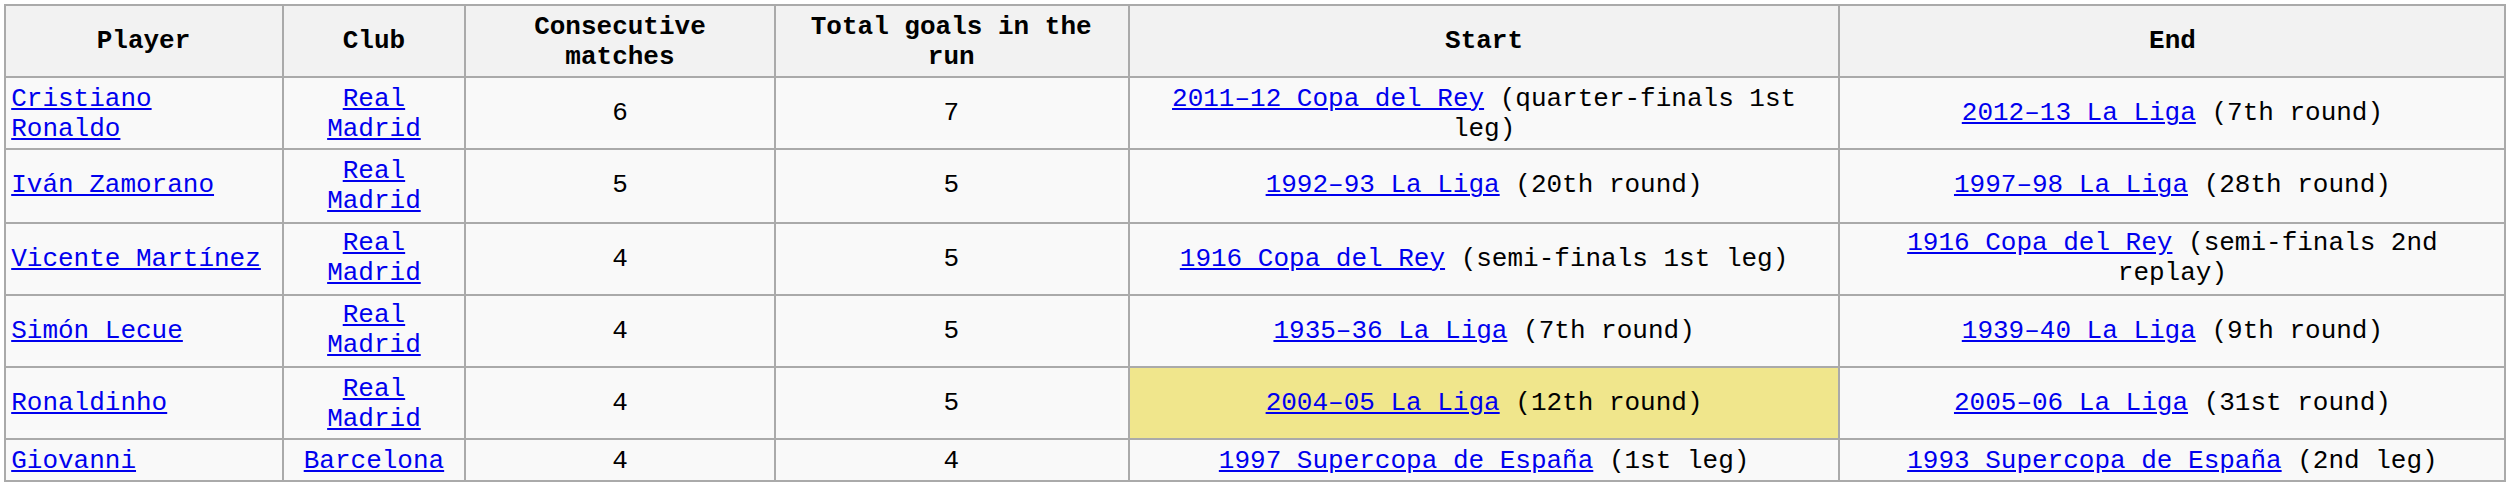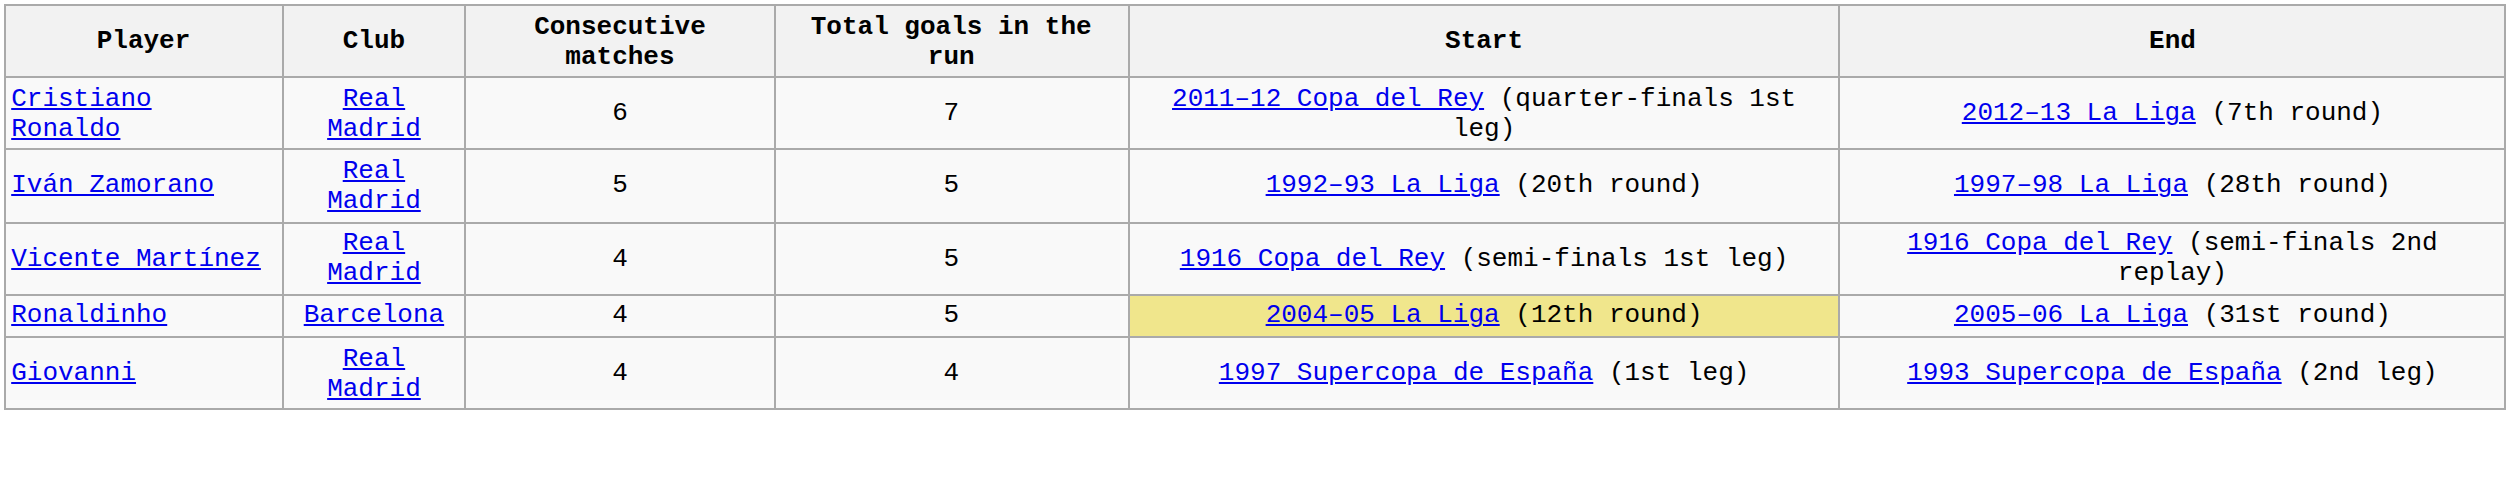- row: (97, 331)
(374, 403) Real Madrid -> (374, 316) Barcelona
(374, 460) Barcelona -> (374, 373) Real Madrid
